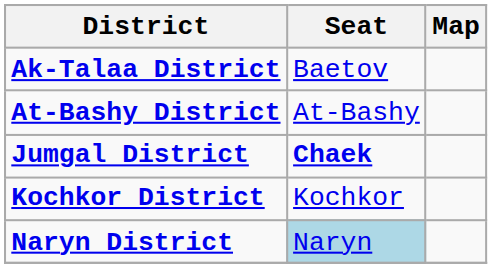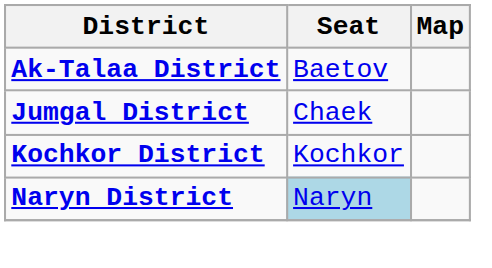- row: (146, 113)
(333, 156) bold -> (333, 113) normal
